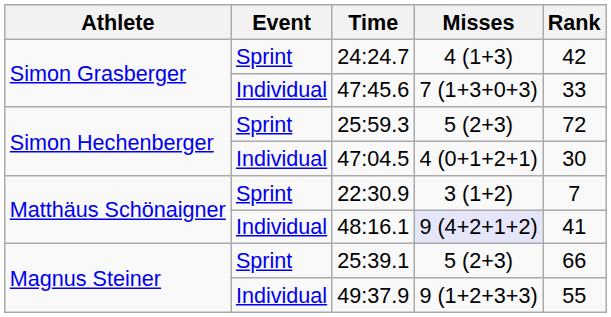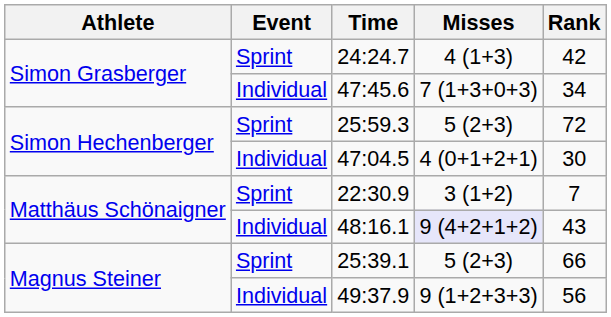(574, 90) 33 -> (574, 90) 34
(574, 227) 41 -> (574, 227) 43
(574, 295) 55 -> (574, 295) 56
